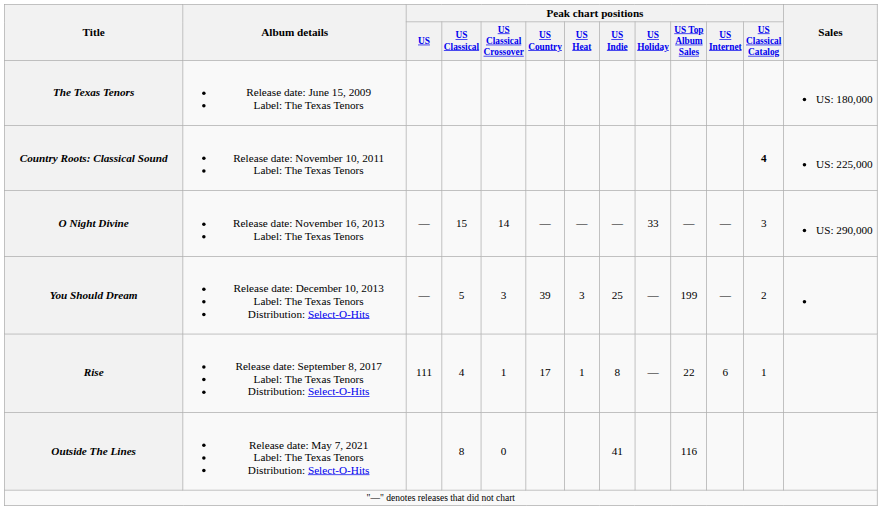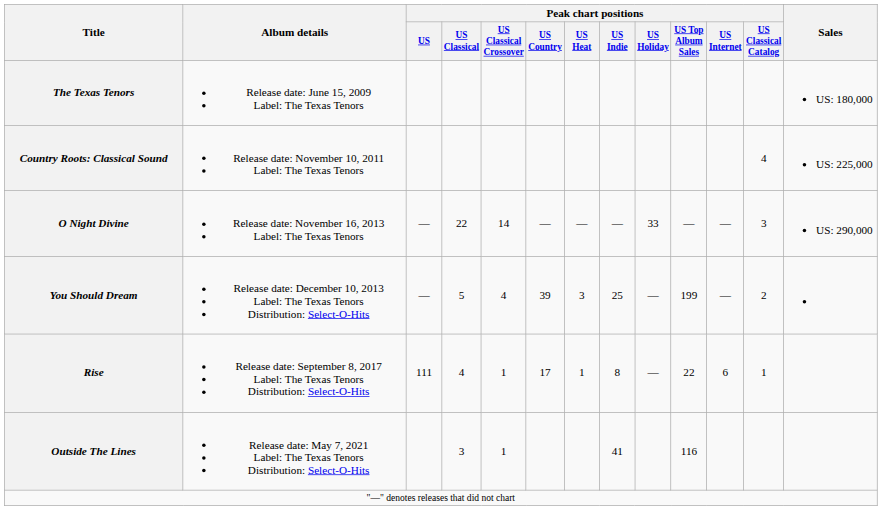(764, 158) bold -> (764, 158) normal
(461, 223) 15 -> (461, 223) 22
(504, 295) 3 -> (504, 295) 4
(461, 451) 8 -> (461, 451) 3
(504, 451) 0 -> (504, 451) 1
